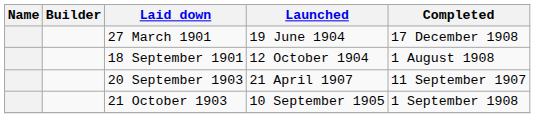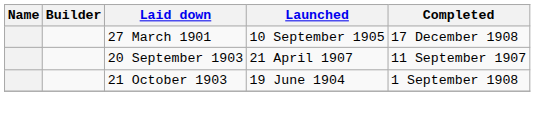(297, 37) 19 June 1904 -> (317, 37) 10 September 1905
- row: (175, 59)
(317, 102) 10 September 1905 -> (297, 80) 19 June 1904
